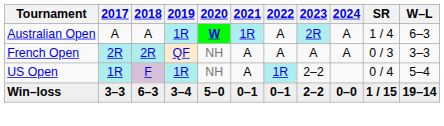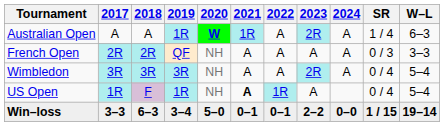+ row: (38, 72)
(247, 72) normal -> (247, 92) bold
(313, 72) 2–2 -> (313, 92) A
